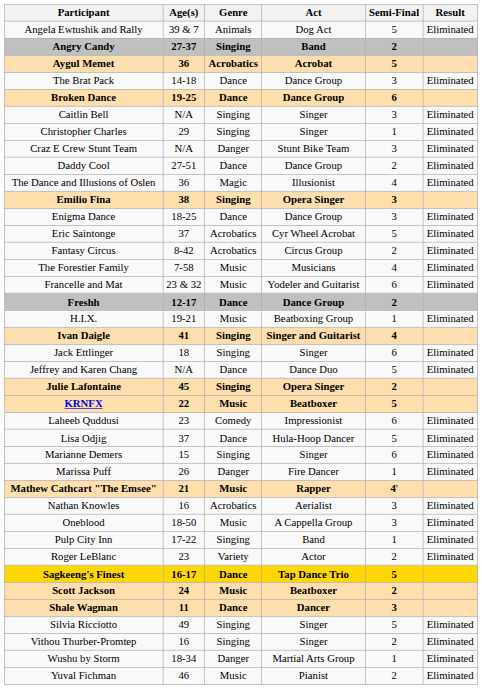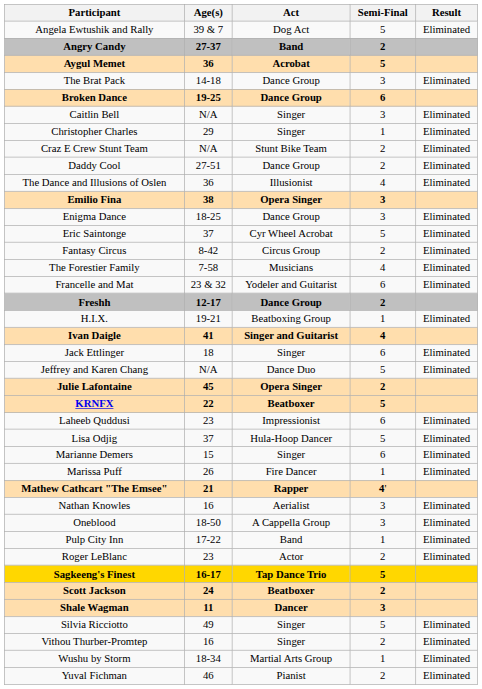- column: (233, 13)
(394, 149) 3 -> (383, 149) 2
